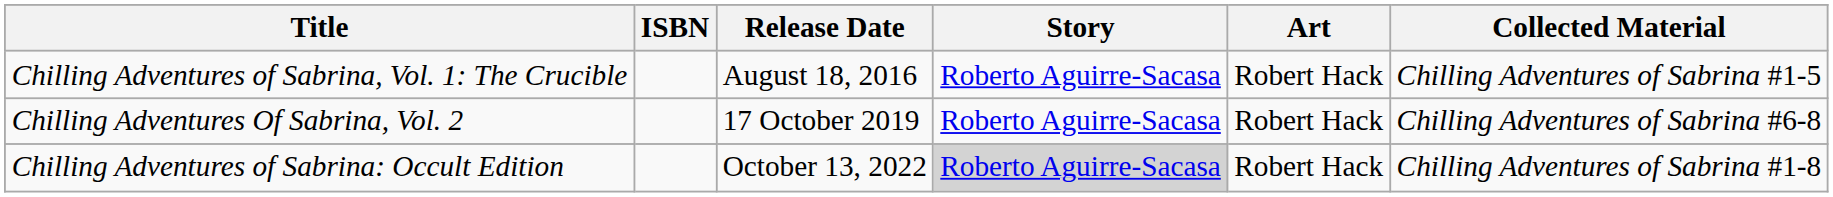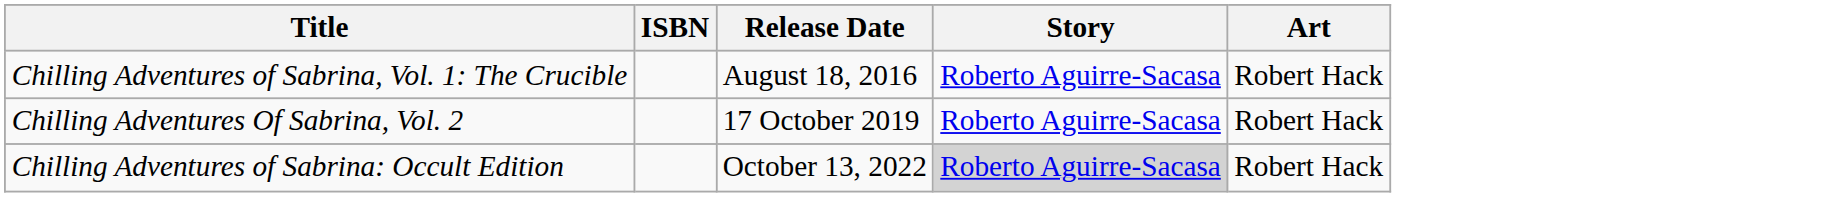- column: (1609, 27)
